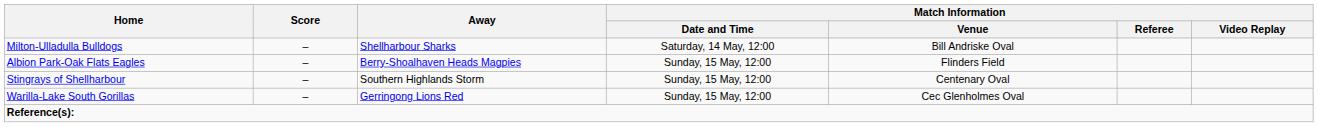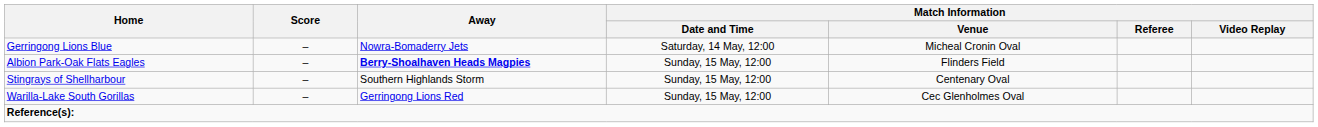+ row: (59, 46)
- row: (65, 46)
(441, 63) normal -> (445, 63) bold
